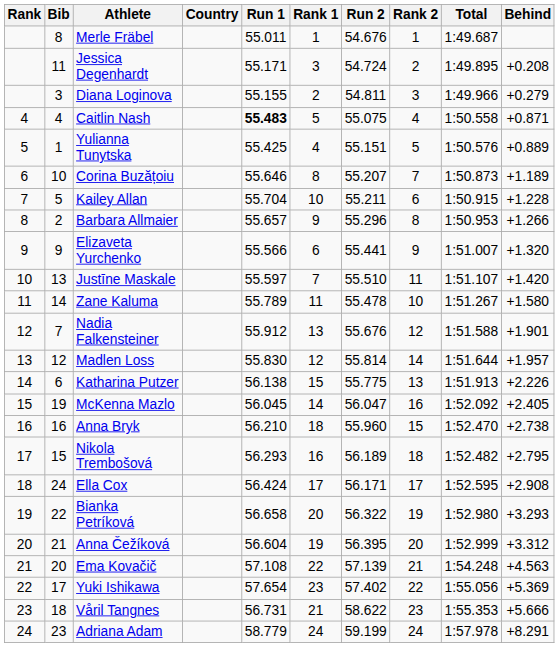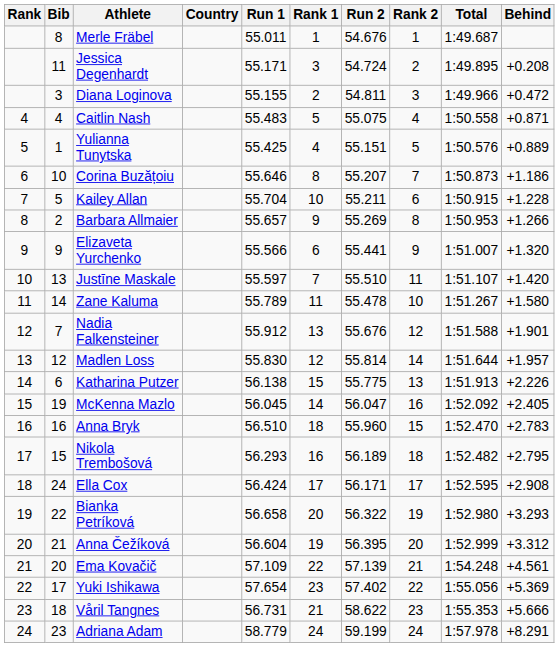(528, 96) +0.279 -> (528, 96) +0.472
(266, 118) bold -> (266, 118) normal
(528, 177) +1.189 -> (528, 177) +1.186
(366, 220) 55.296 -> (366, 220) 55.269
(266, 426) 56.210 -> (266, 426) 56.510
(528, 426) +2.738 -> (528, 426) +2.783
(266, 566) 57.108 -> (266, 566) 57.109
(528, 566) +4.563 -> (528, 566) +4.561
